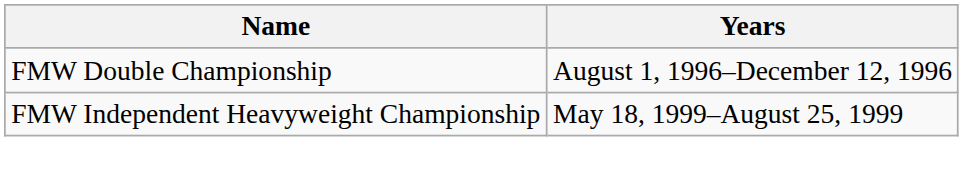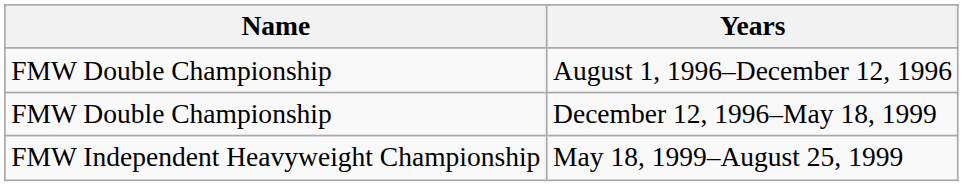+ row: (745, 113)
